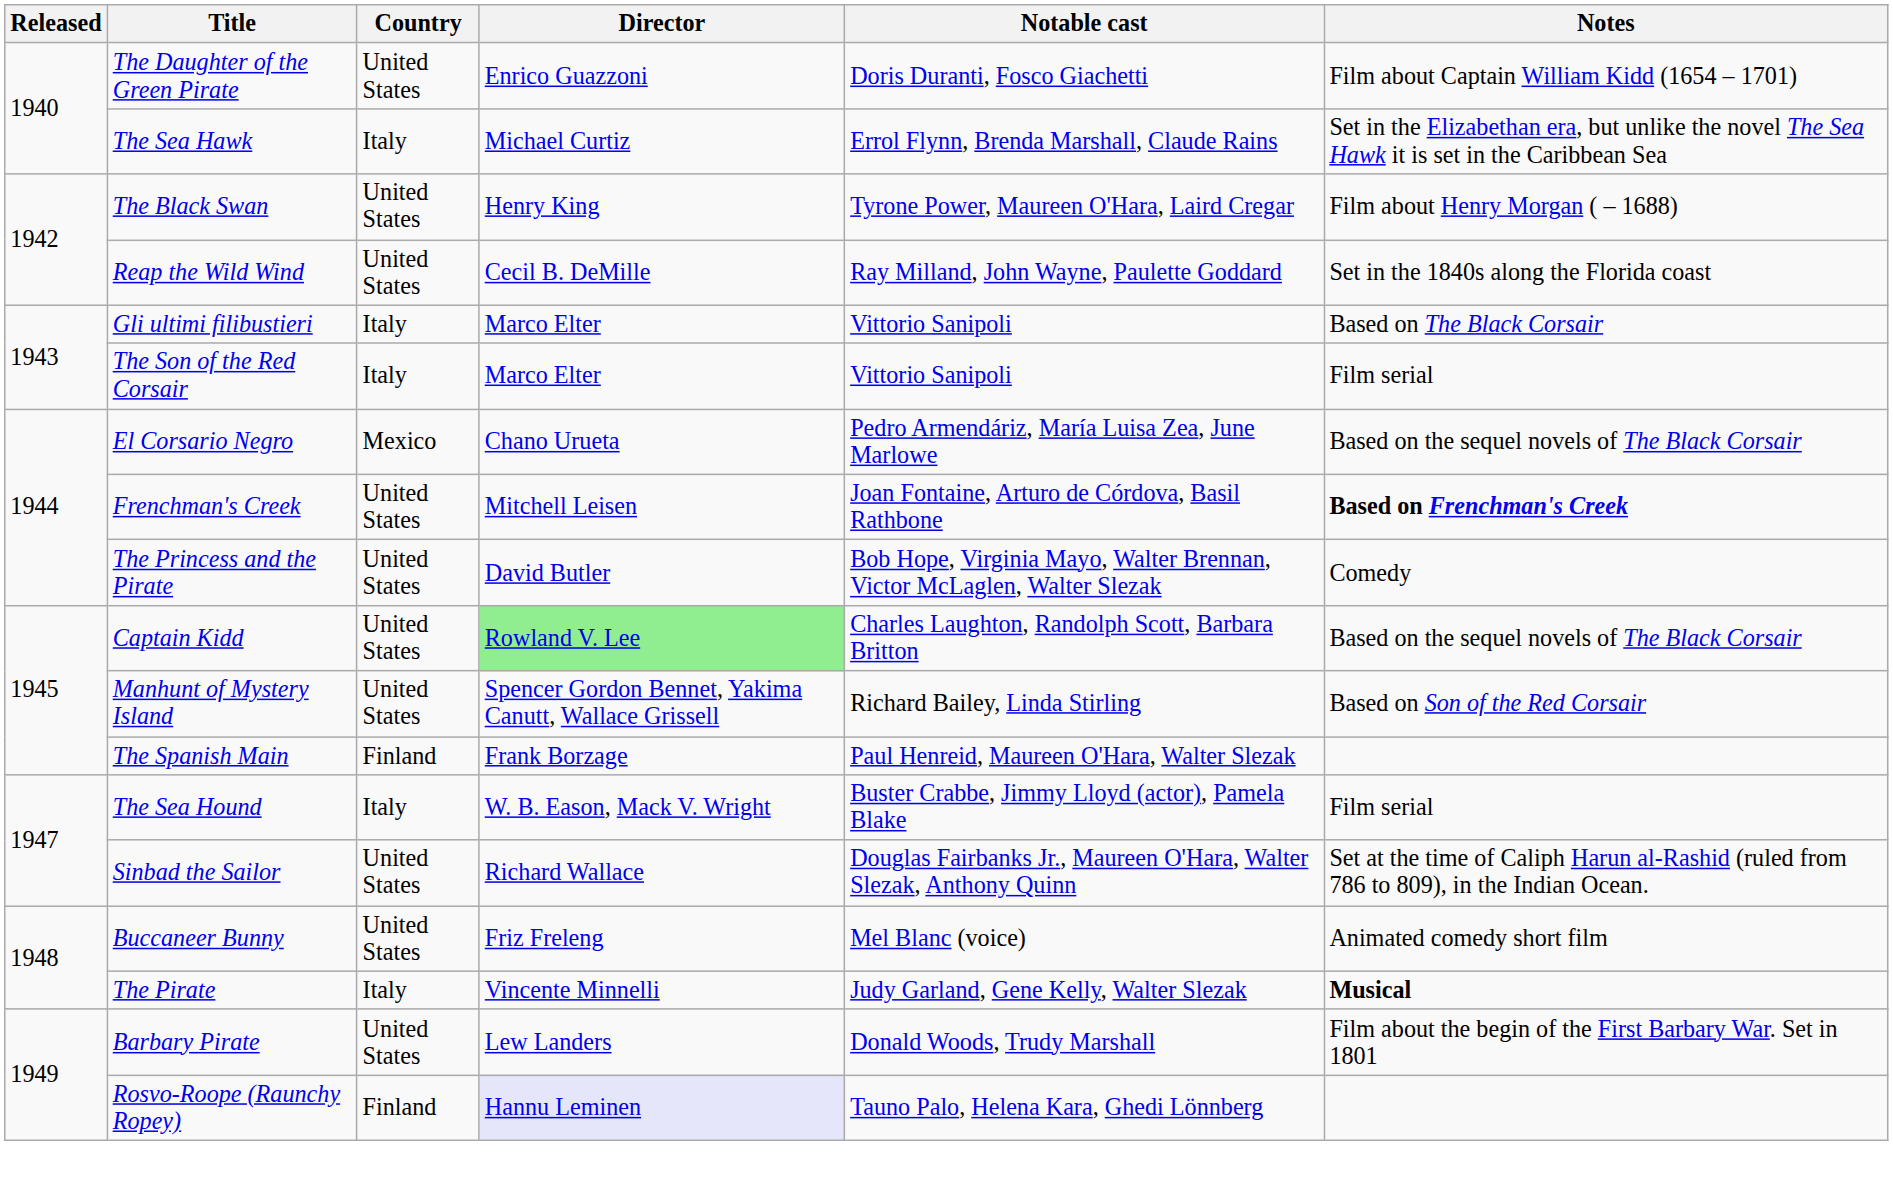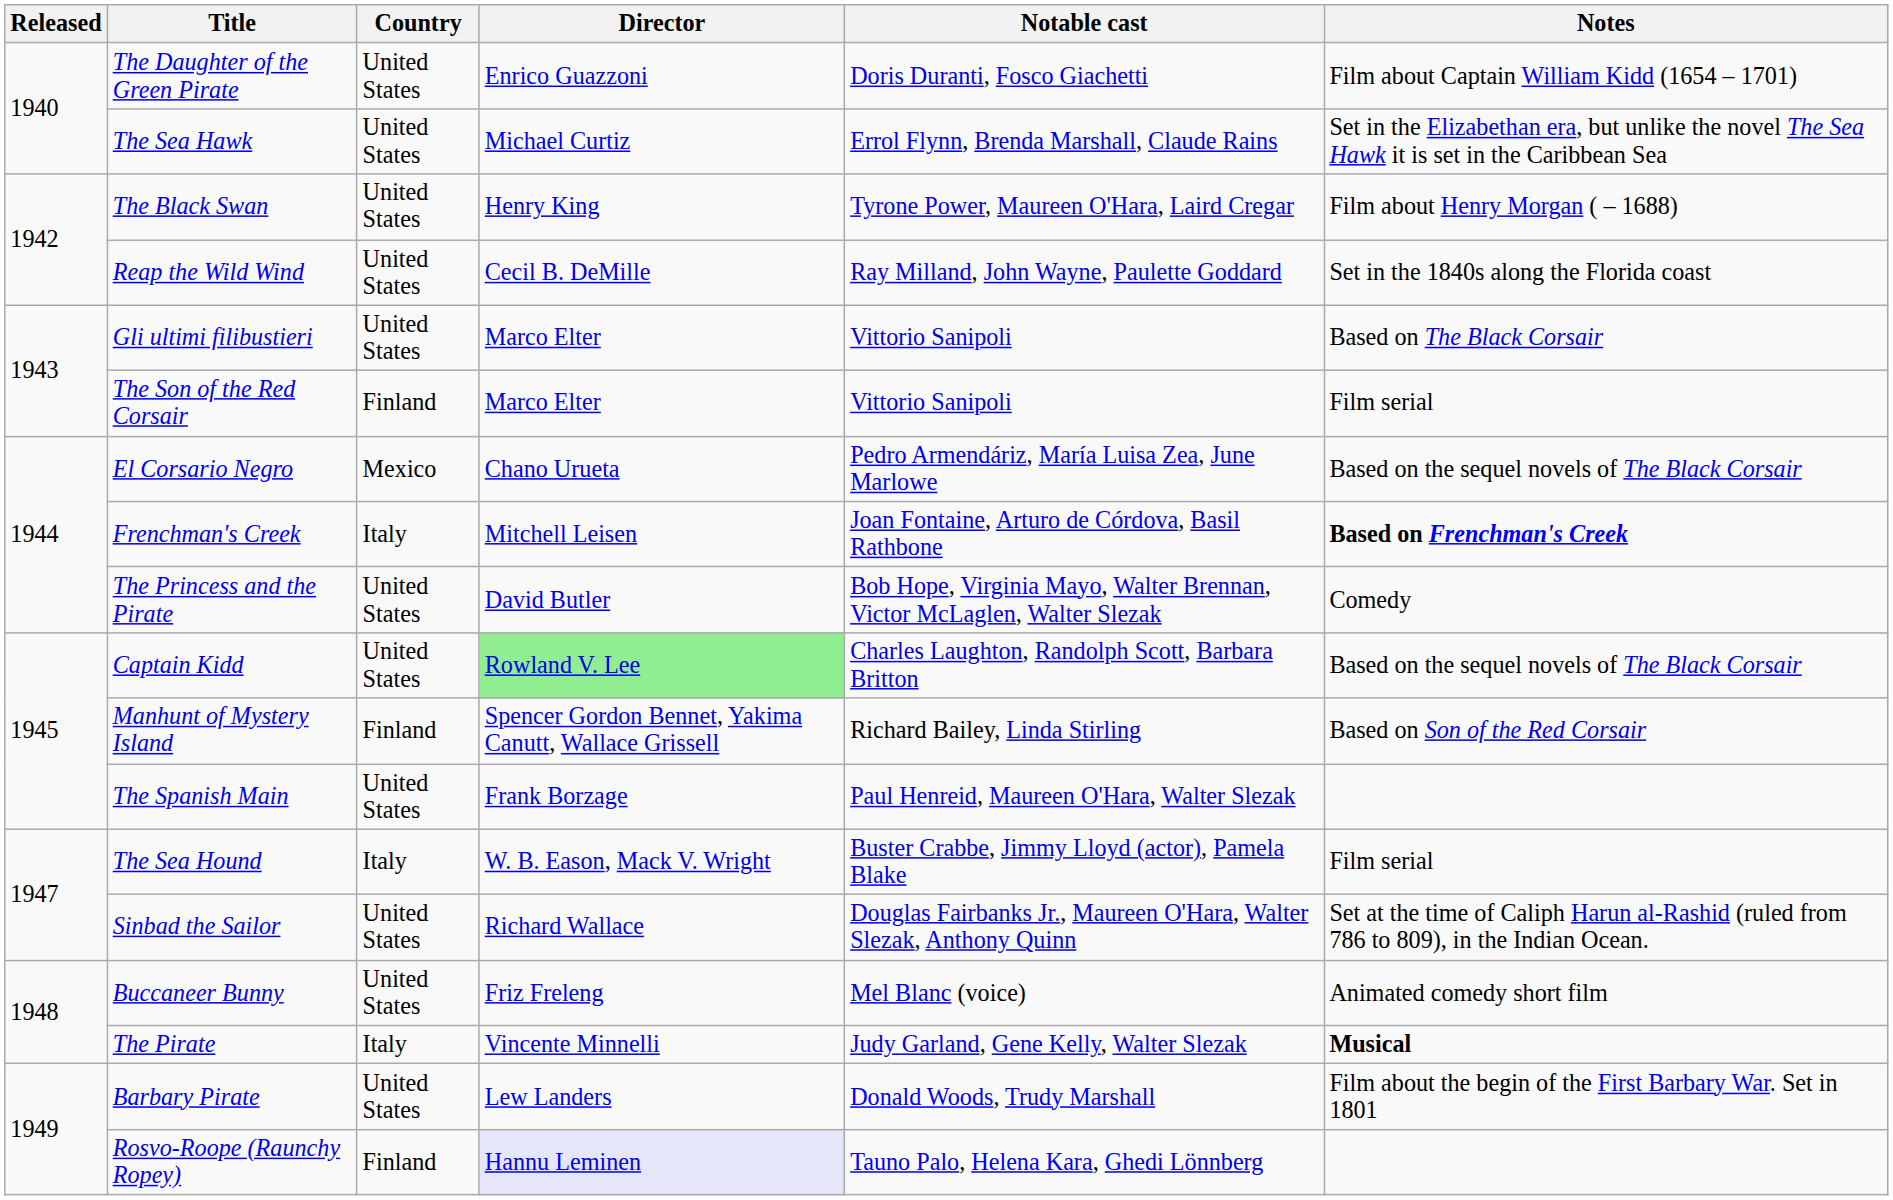(385, 141) Italy -> (395, 141) United States
(385, 323) Italy -> (395, 337) United States
(385, 375) Italy -> (400, 403) Finland
(395, 506) United States -> (385, 534) Italy
(395, 703) United States -> (400, 730) Finland
(400, 755) Finland -> (395, 796) United States
